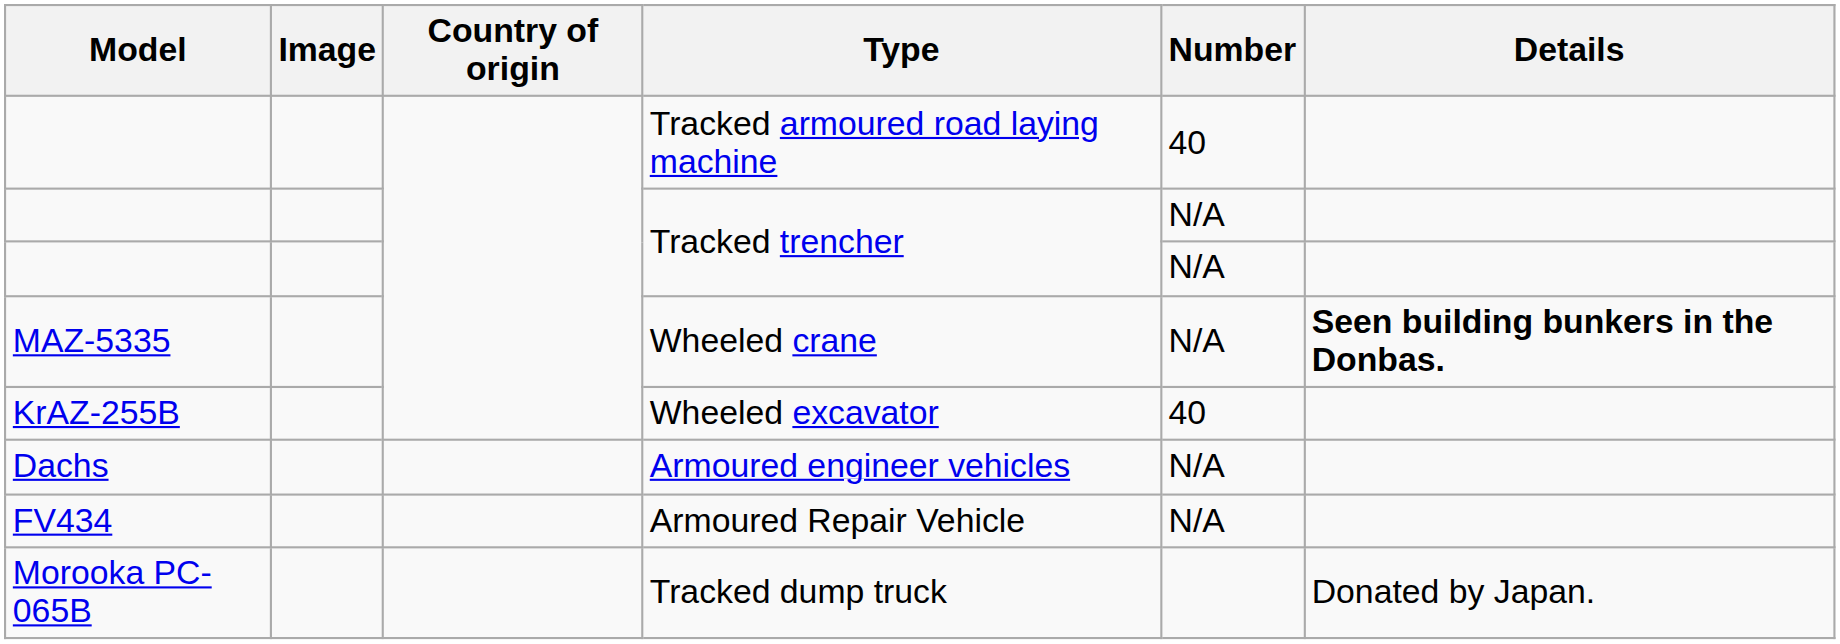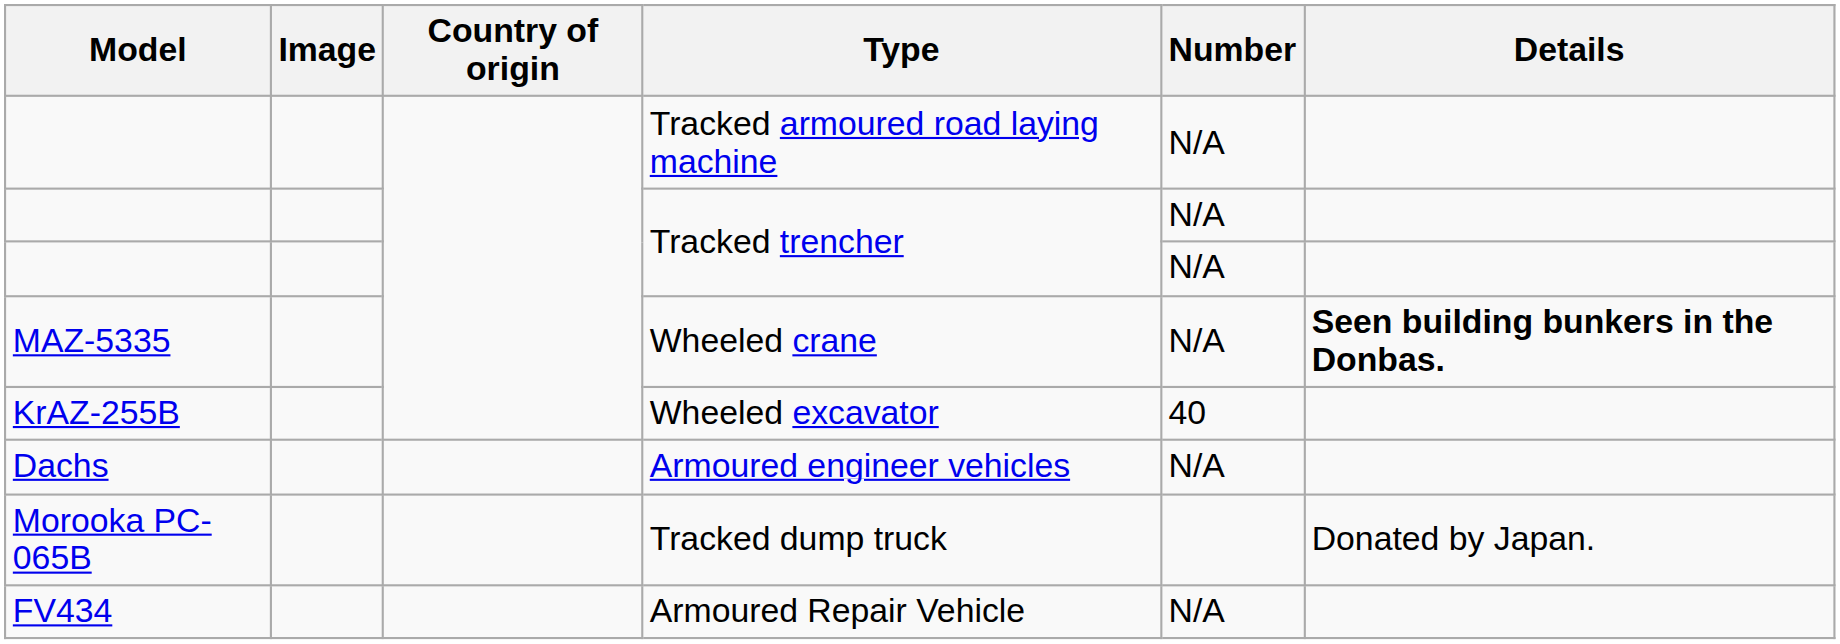(1187, 141) 40 -> (1197, 141) N/A
rows swapped: (63, 519) <-> (112, 592)
